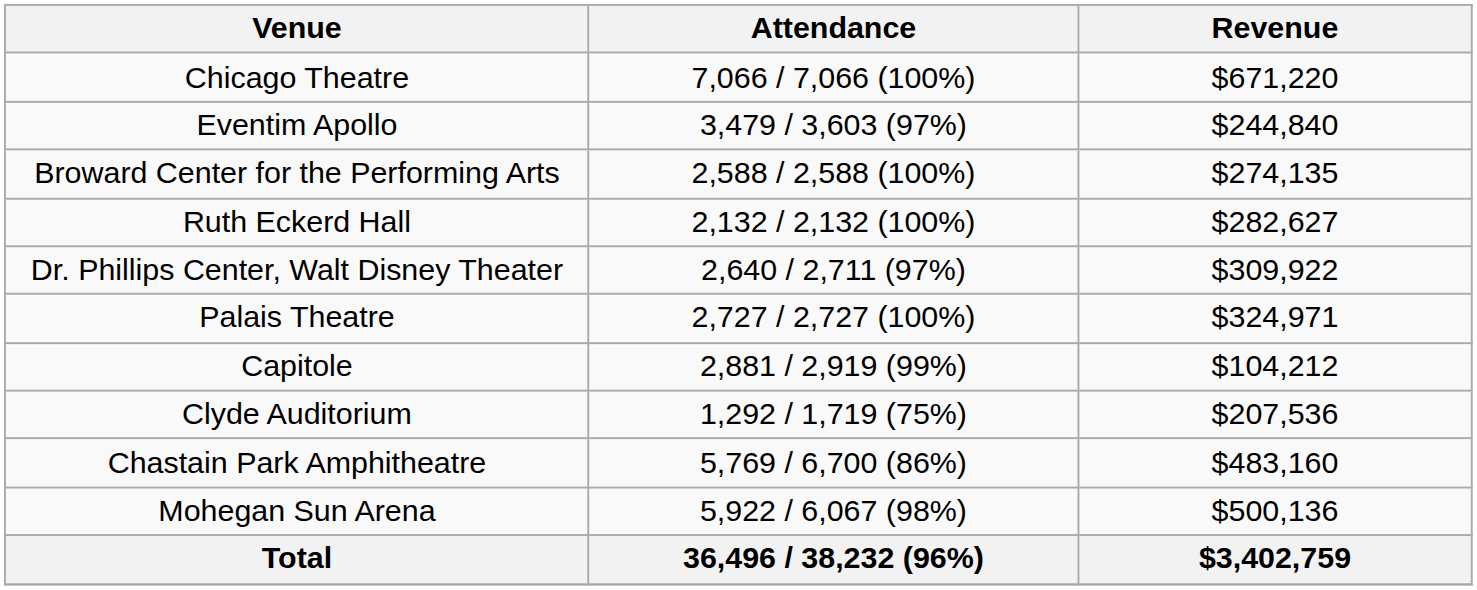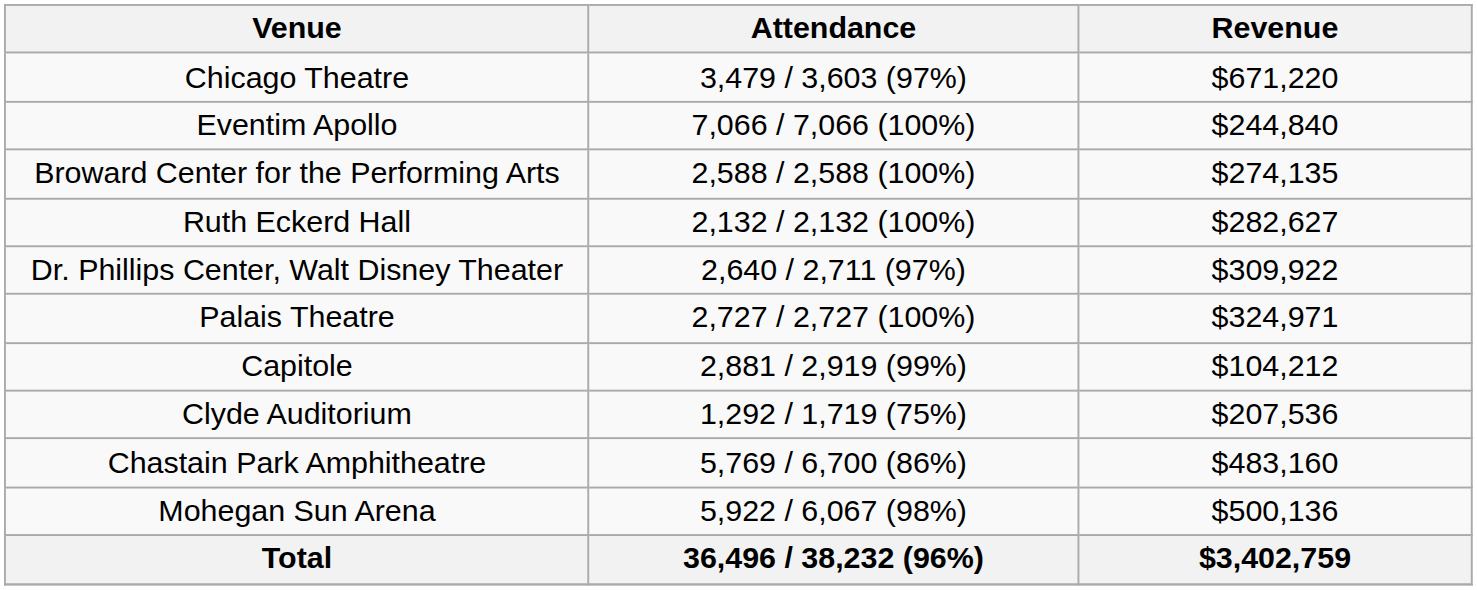(833, 76) 7,066 / 7,066 (100%) -> (833, 76) 3,479 / 3,603 (97%)
(833, 125) 3,479 / 3,603 (97%) -> (833, 125) 7,066 / 7,066 (100%)
